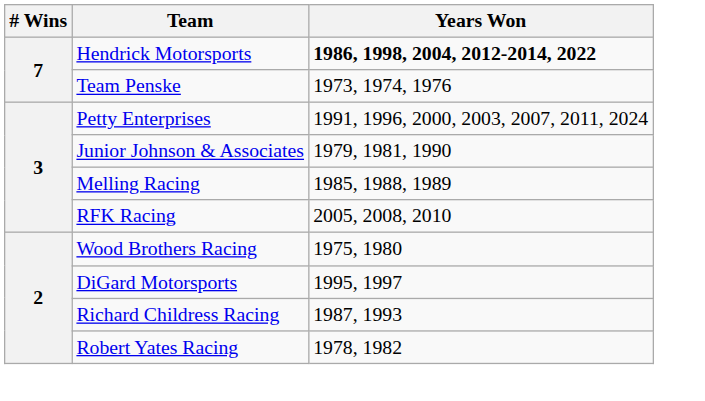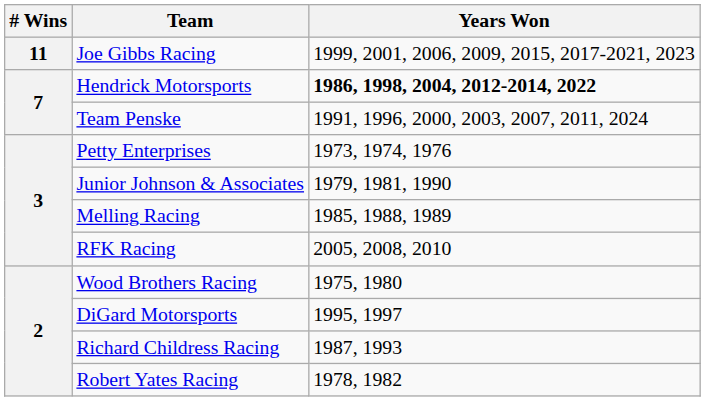+ row: (146, 53)
(382, 86) 1973, 1974, 1976 -> (481, 118) 1991, 1996, 2000, 2003, 2007, 2011, 2024
(481, 118) 1991, 1996, 2000, 2003, 2007, 2011, 2024 -> (382, 151) 1973, 1974, 1976
